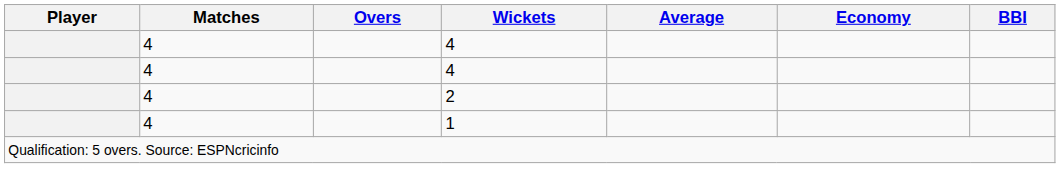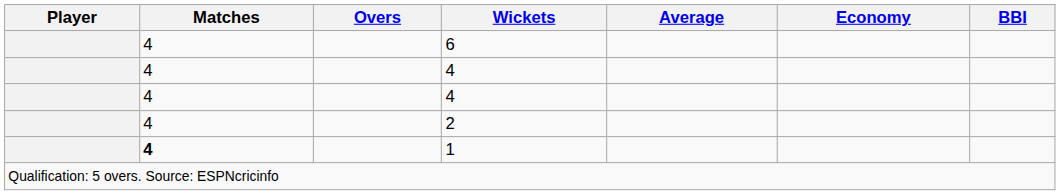+ row: (72, 44)
(148, 123) normal -> (148, 149) bold
